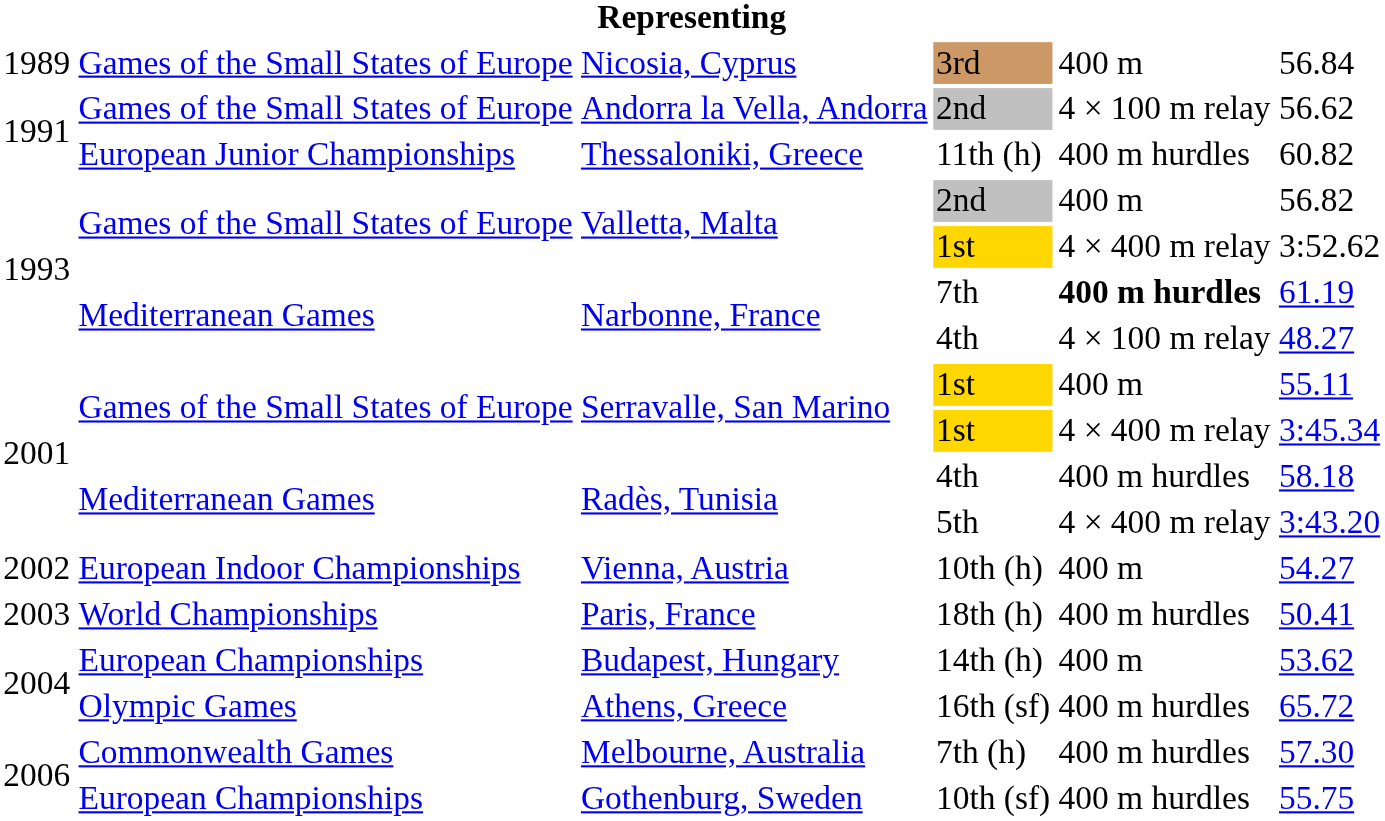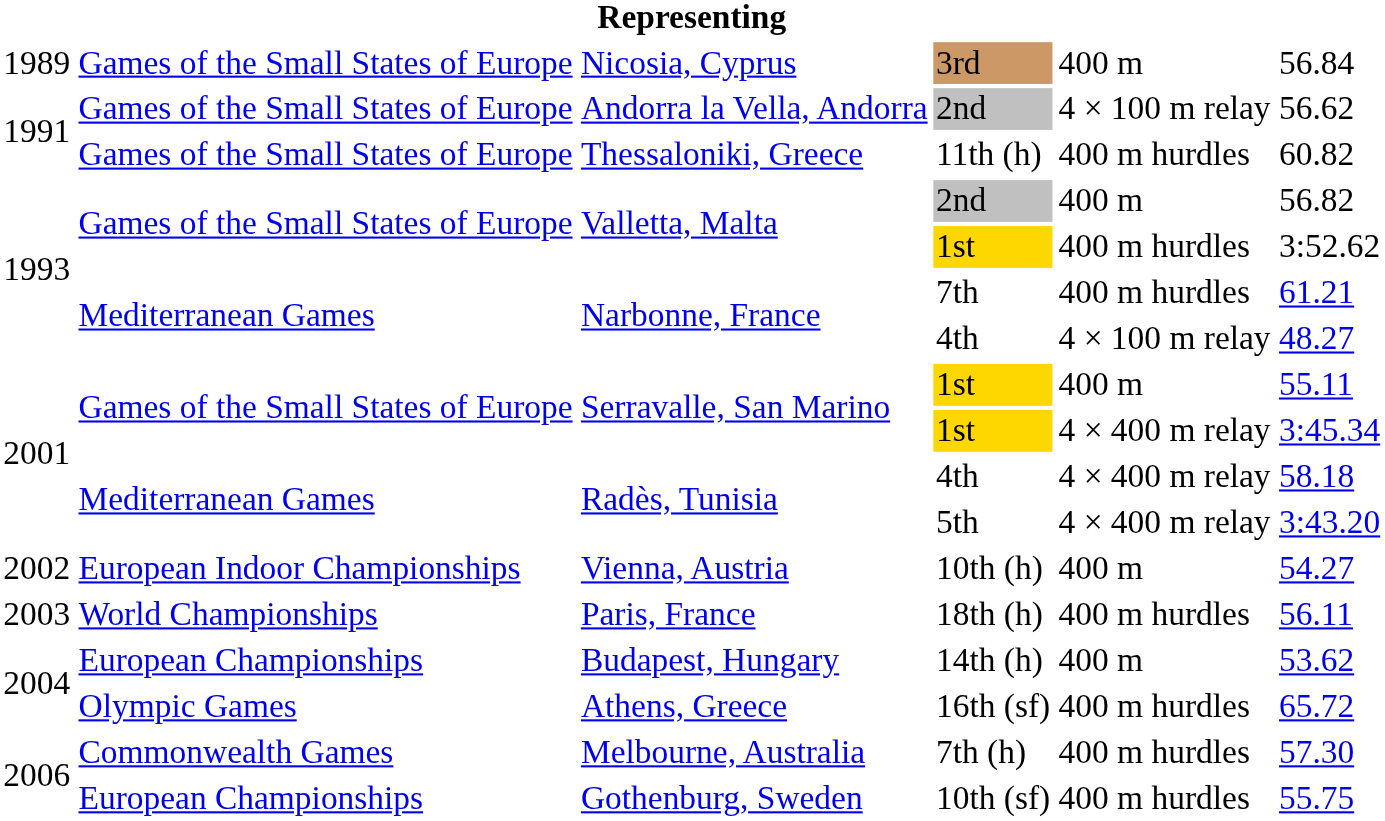(297, 154) European Junior Championships -> (326, 154) Games of the Small States of Europe
(1165, 246) 4 × 400 m relay -> (1154, 246) 400 m hurdles
(1160, 292) bold -> (1154, 292) normal
(1317, 292) 61.19 -> (1317, 292) 61.21
(1154, 476) 400 m hurdles -> (1165, 476) 4 × 400 m relay
(1317, 614) 50.41 -> (1316, 614) 56.11
